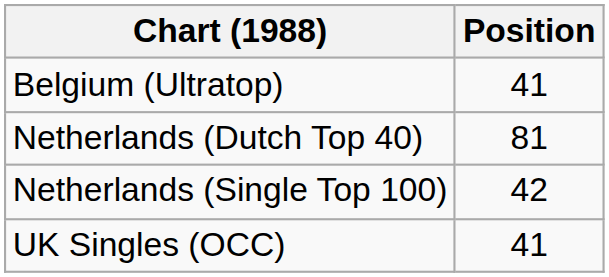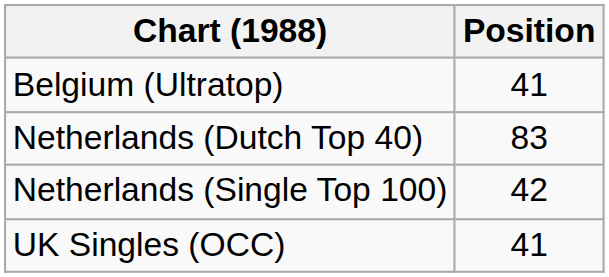(529, 137) 81 -> (529, 137) 83
